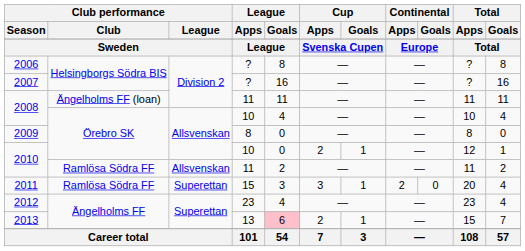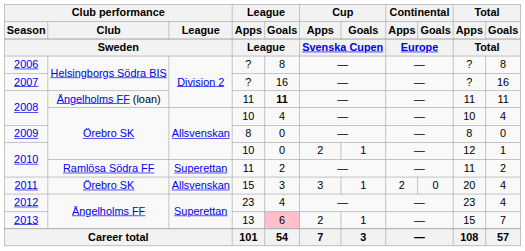(282, 99) normal -> (282, 99) bold
(201, 168) Allsvenskan -> (201, 168) Superettan
(109, 185) Ramlösa Södra FF -> (109, 185) Örebro SK
(201, 185) Superettan -> (201, 185) Allsvenskan
